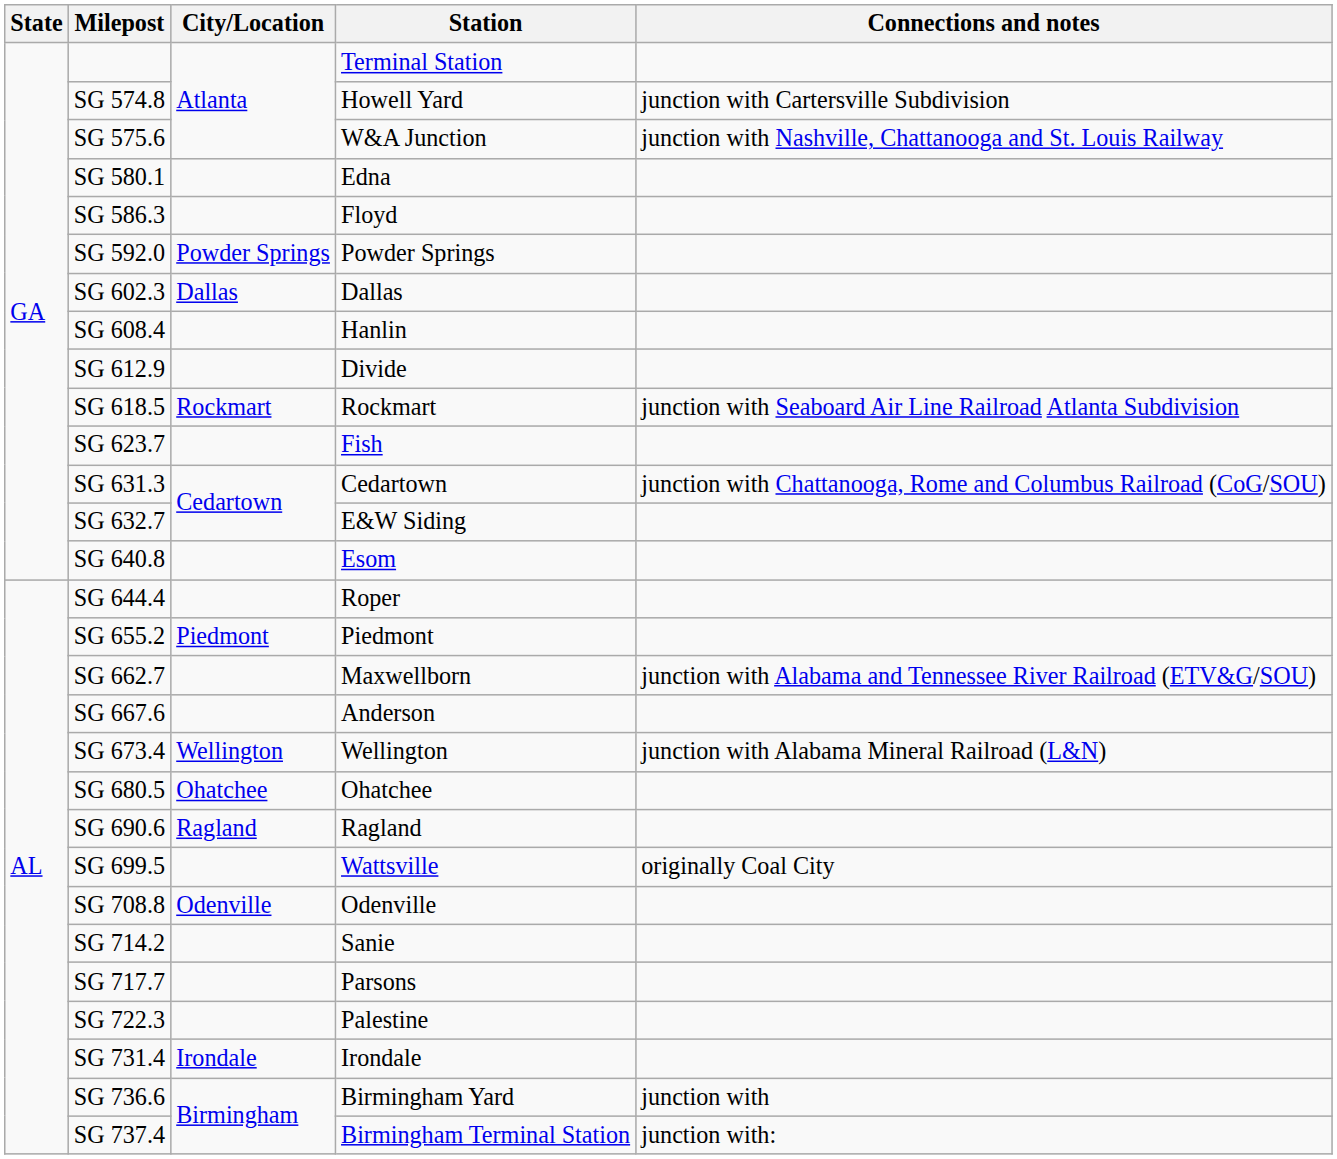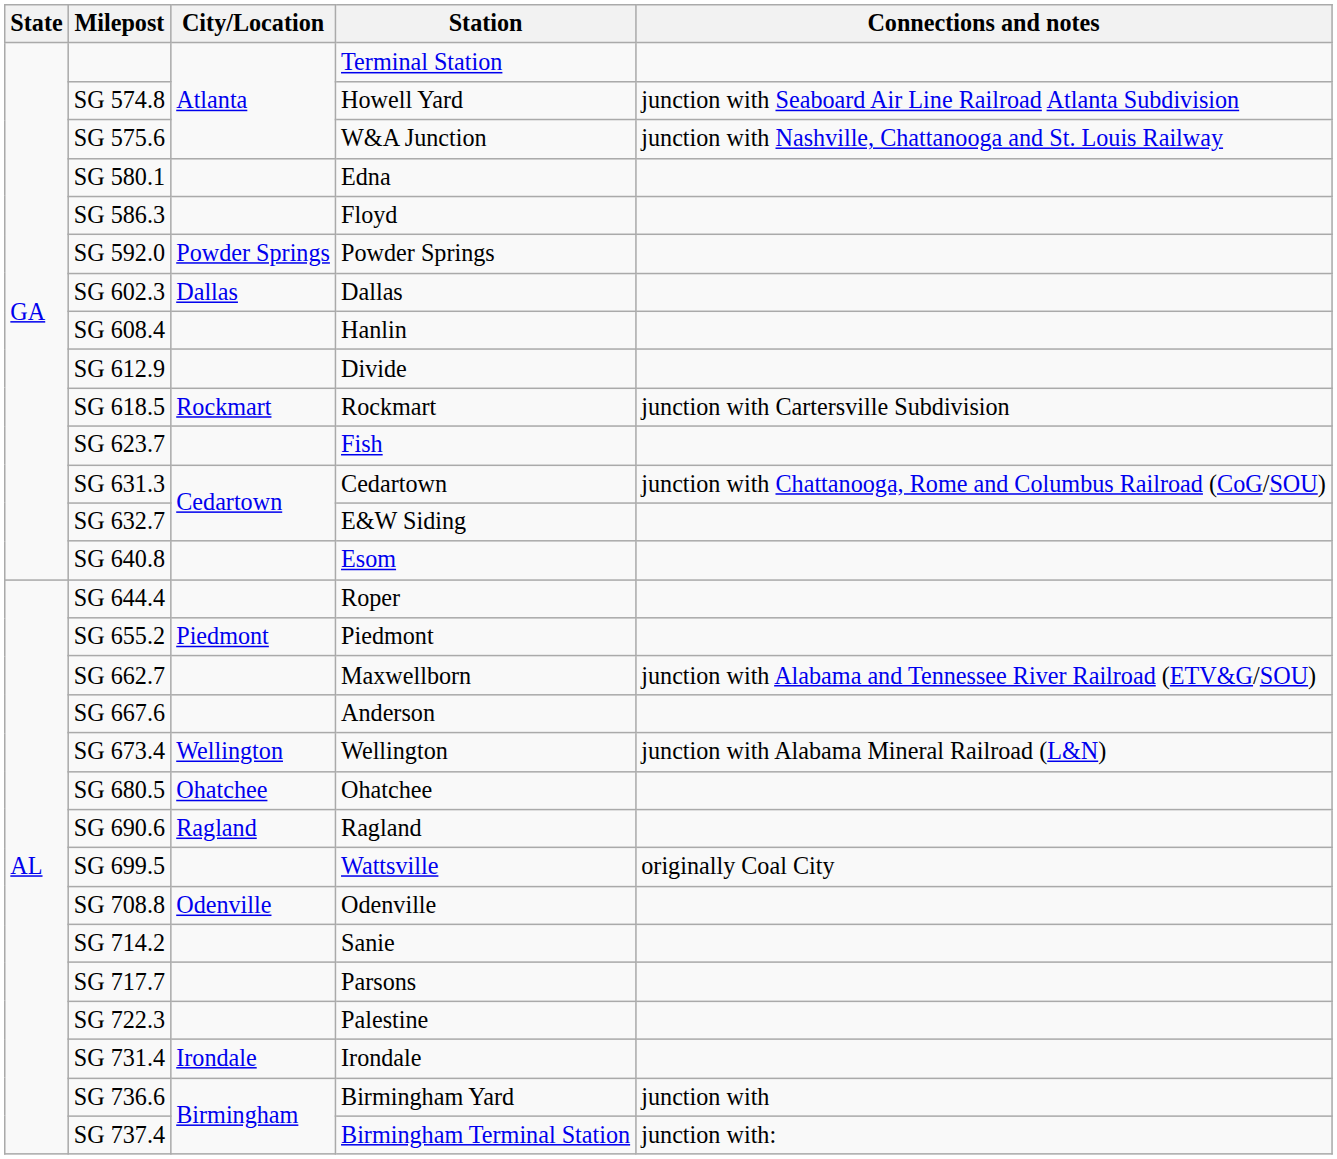(825, 100) junction with Cartersville Subdivision -> (940, 100) junction with Seaboard Air Line Railroad Atlanta Subdivision
(940, 406) junction with Seaboard Air Line Railroad Atlanta Subdivision -> (825, 406) junction with Cartersville Subdivision
